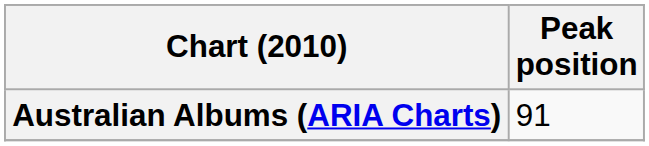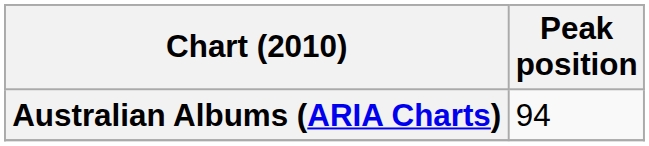(533, 114) 91 -> (533, 114) 94
